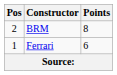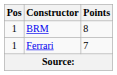(14, 29) 2 -> (14, 29) 1
(86, 46) 6 -> (86, 46) 7
